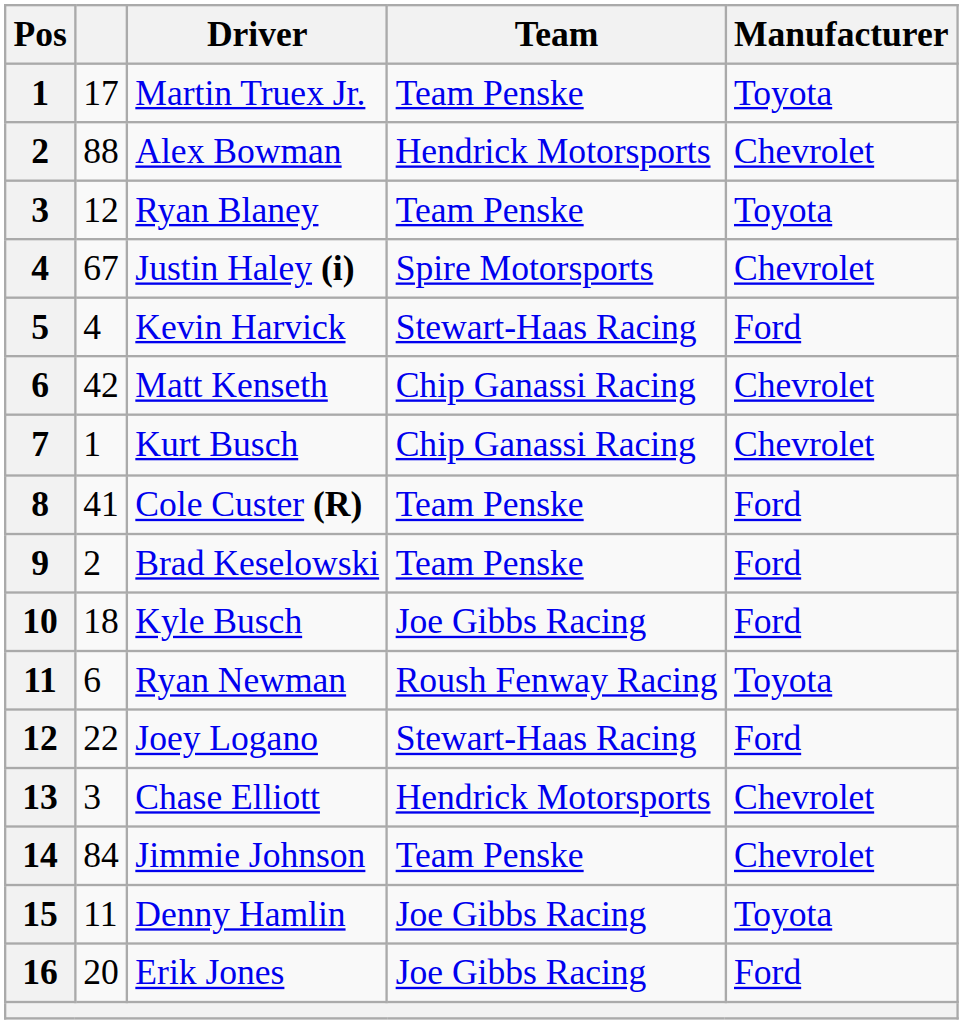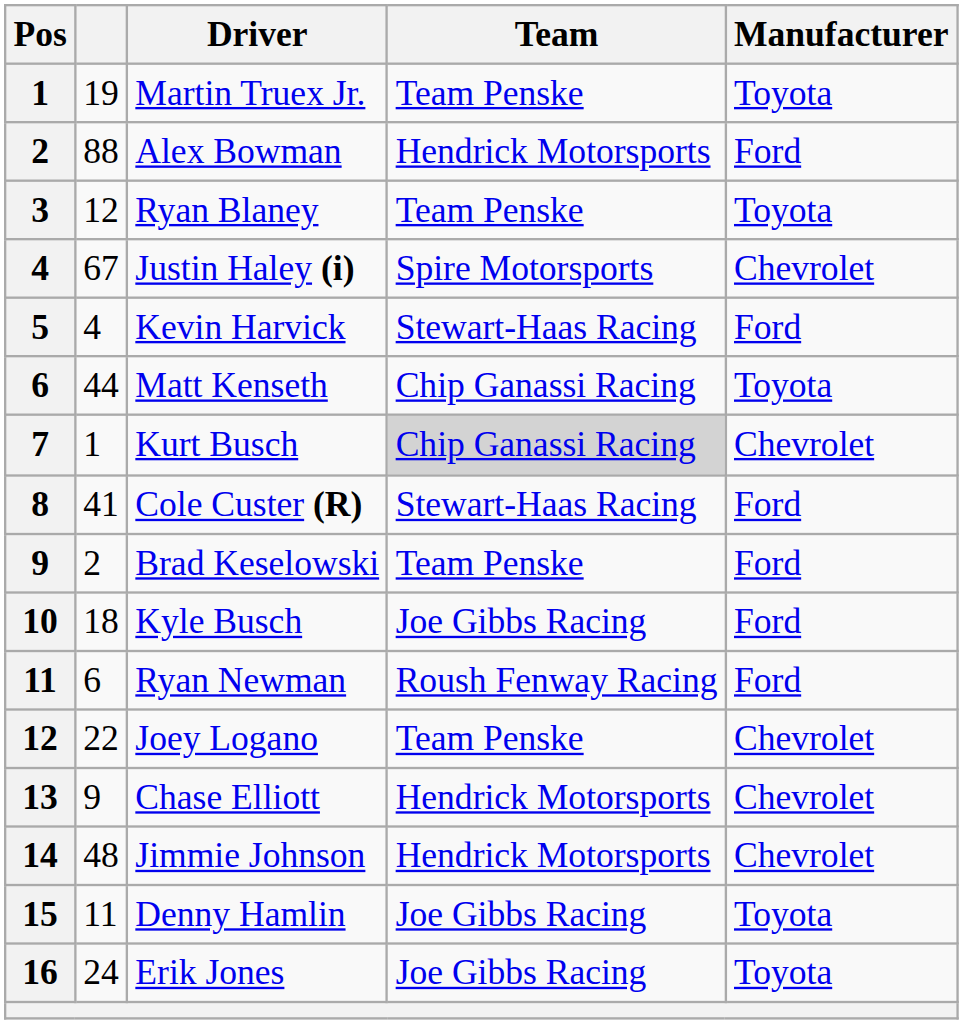(101, 92) 17 -> (101, 92) 19
(804, 151) Chevrolet -> (768, 151) Ford
(101, 385) 42 -> (101, 385) 44
(804, 385) Chevrolet -> (783, 385) Toyota
(546, 444) no background -> (546, 444) lightgrey background
(490, 503) Team Penske -> (546, 503) Stewart-Haas Racing
(783, 679) Toyota -> (768, 679) Ford
(546, 737) Stewart-Haas Racing -> (490, 737) Team Penske
(768, 737) Ford -> (804, 737) Chevrolet
(92, 796) 3 -> (92, 796) 9
(101, 855) 84 -> (101, 855) 48
(490, 855) Team Penske -> (553, 855) Hendrick Motorsports
(101, 972) 20 -> (101, 972) 24
(768, 972) Ford -> (783, 972) Toyota
